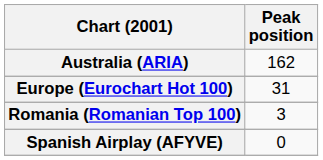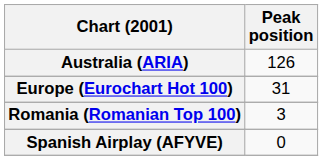(281, 62) 162 -> (281, 62) 126
